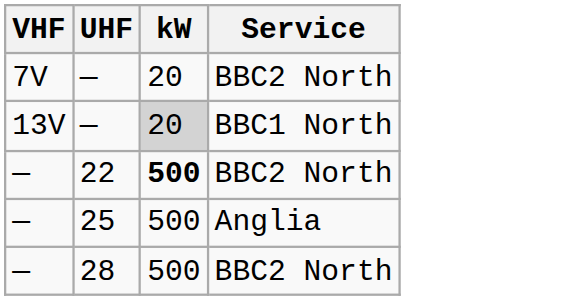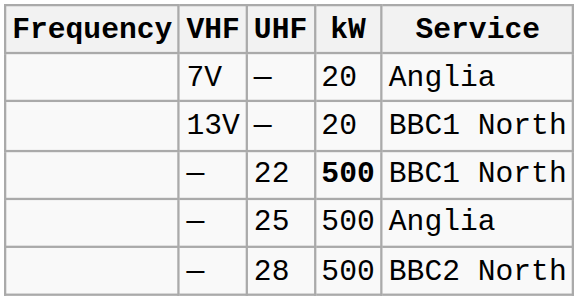+ column: (92, 29)
(304, 78) BBC2 North -> (442, 78) Anglia
(165, 126) lightgrey background -> (339, 126) no background
(304, 174) BBC2 North -> (478, 174) BBC1 North
